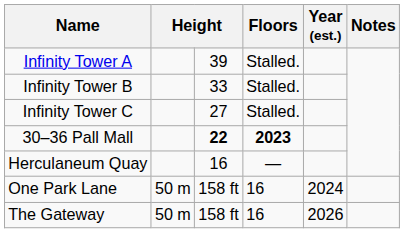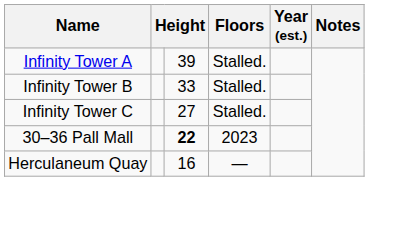(273, 138) bold -> (240, 138) normal
- row: (63, 189)
- row: (56, 214)
